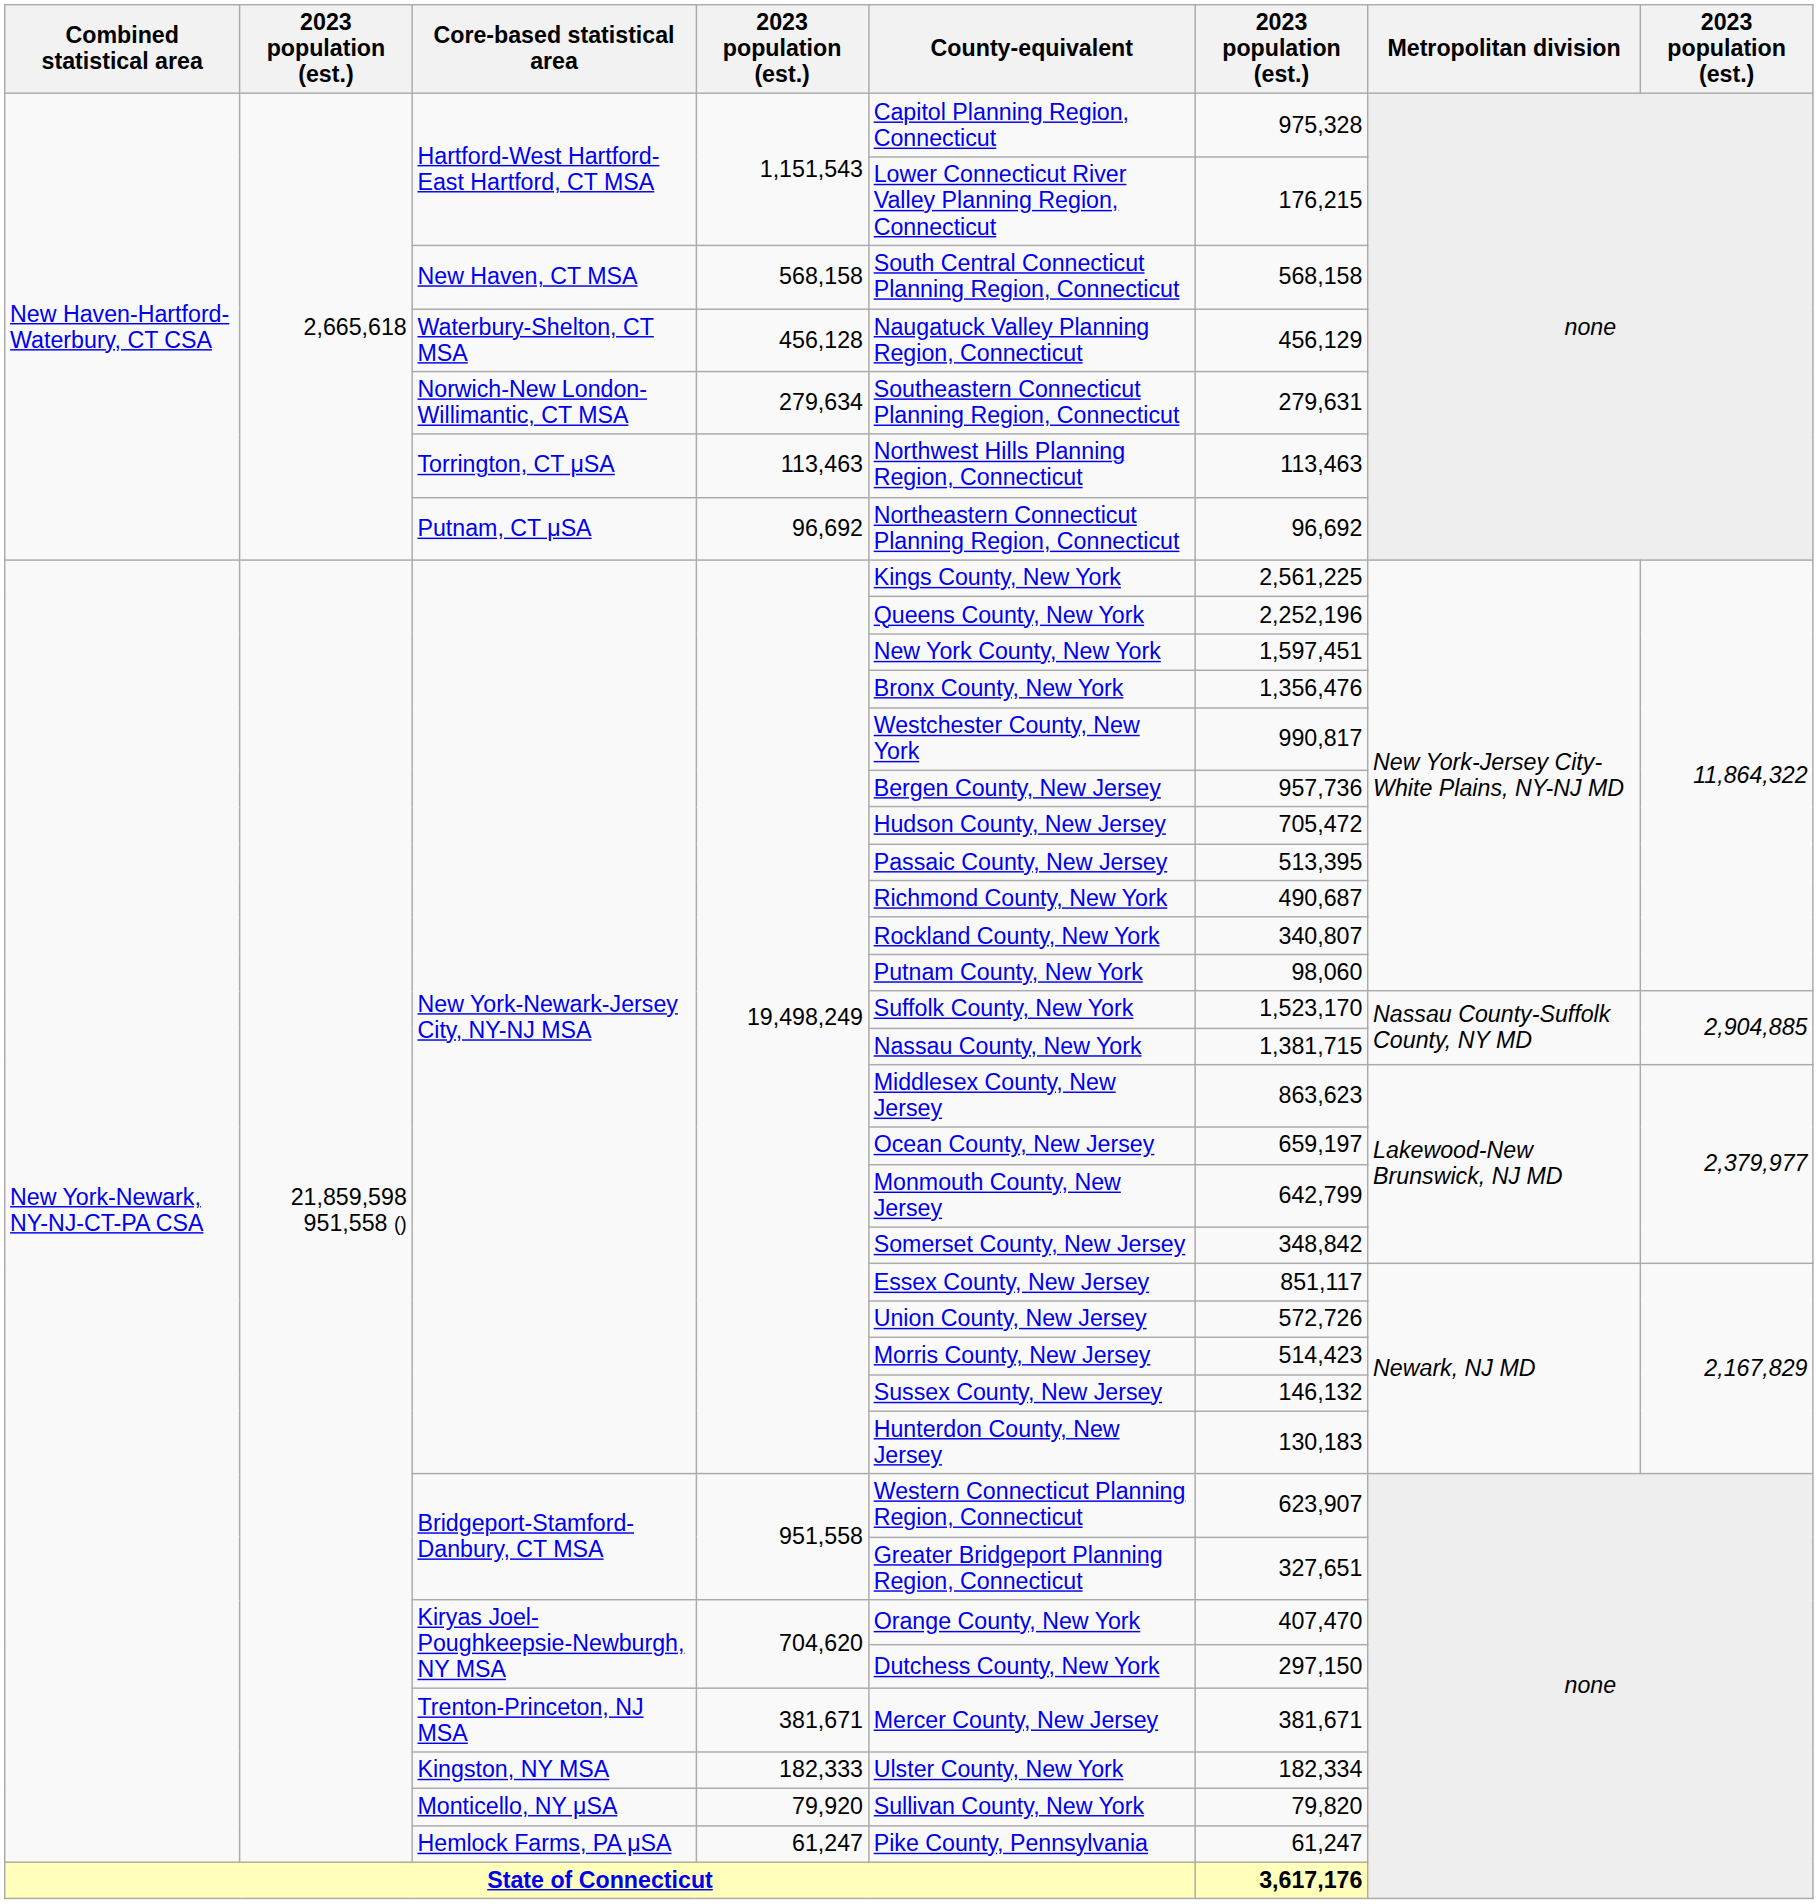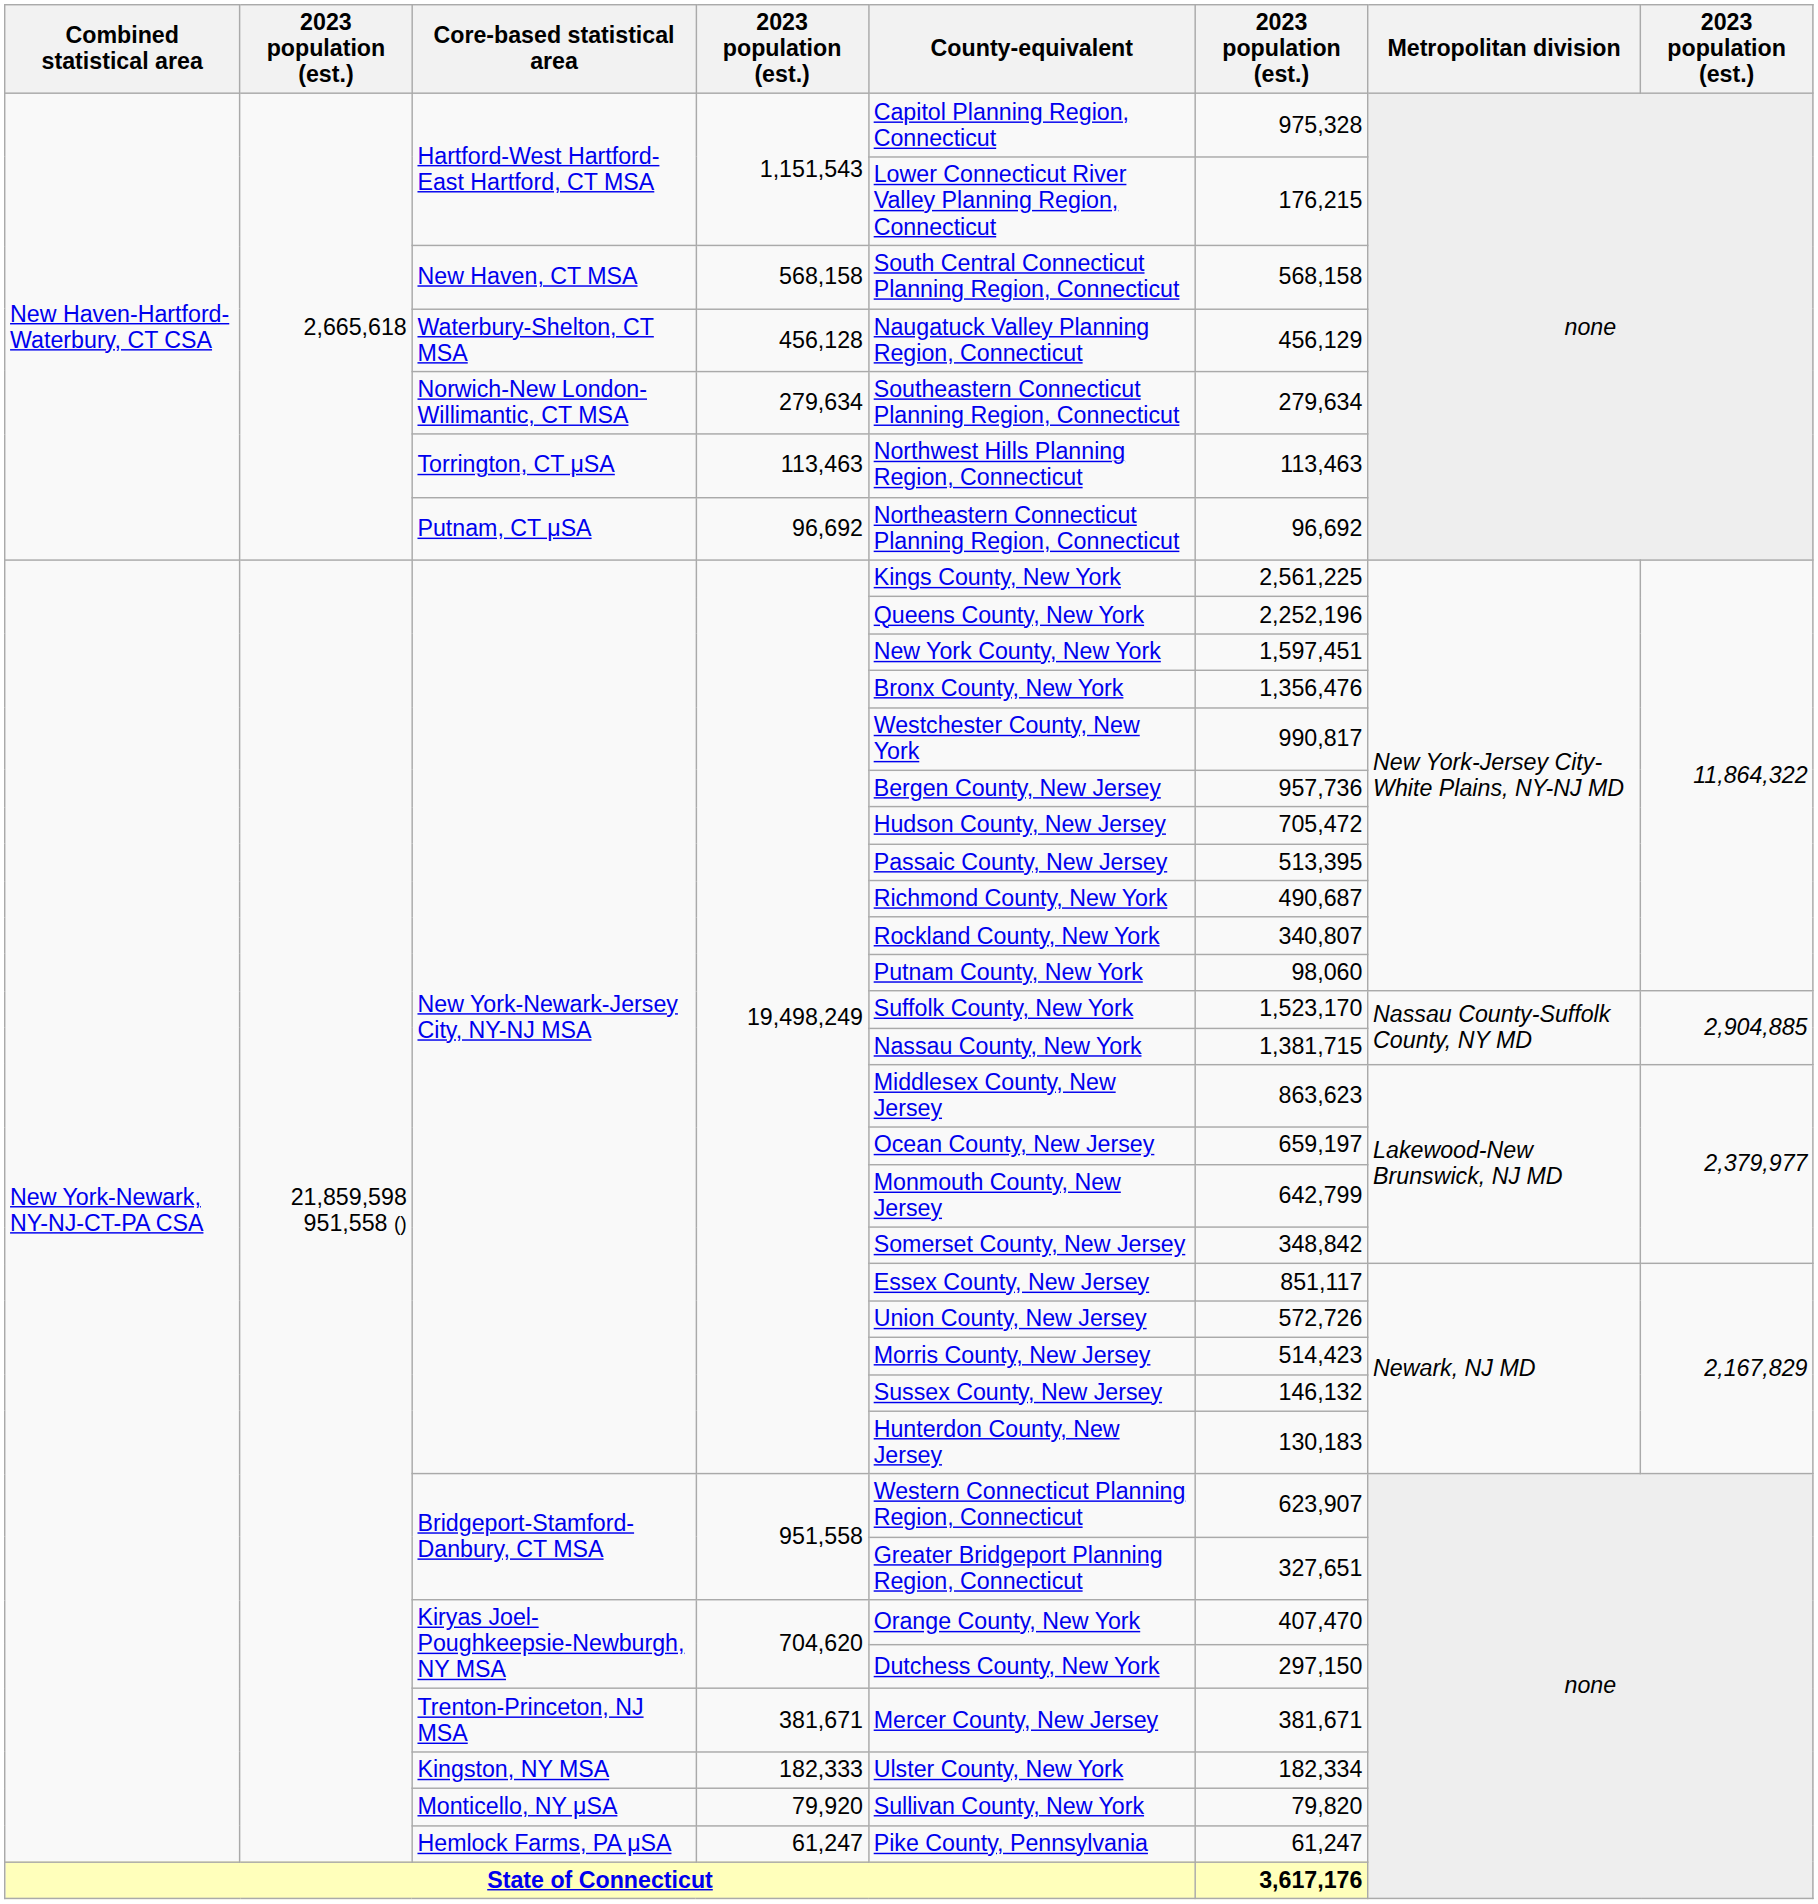(1320, 402) 279,631 -> (1320, 402) 279,634
